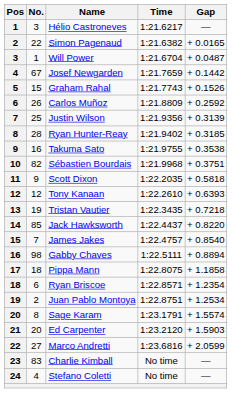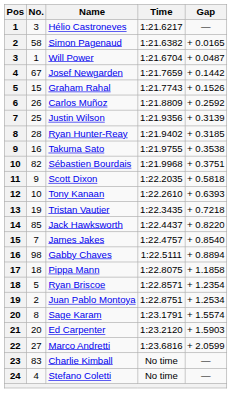(36, 42) 22 -> (36, 42) 58
(36, 194) 12 -> (36, 194) 10
(36, 285) 6 -> (36, 285) 5
